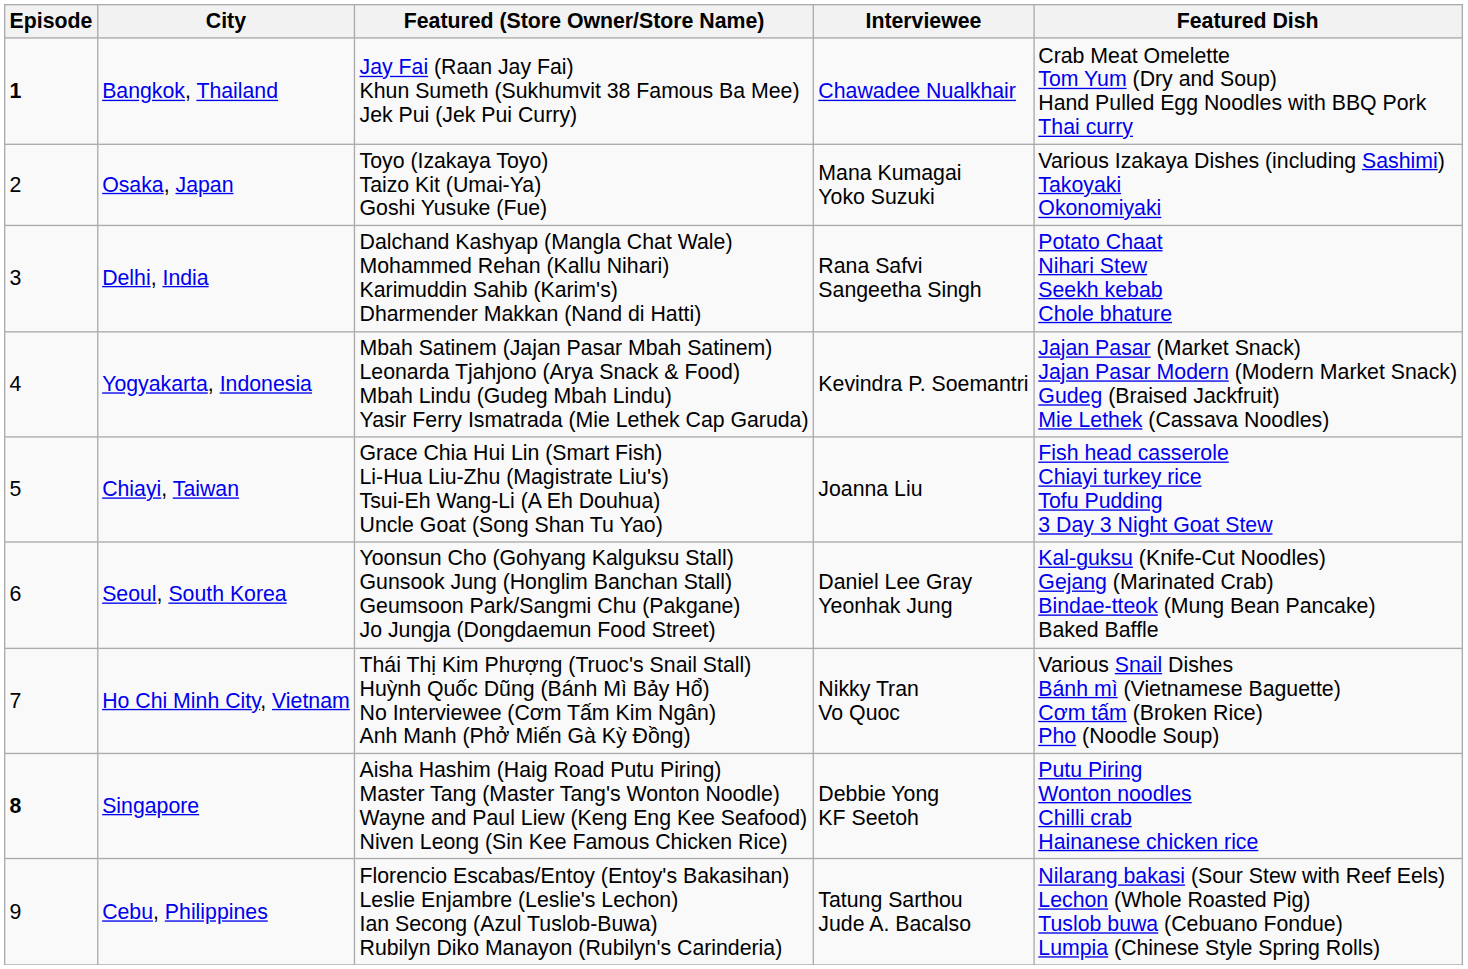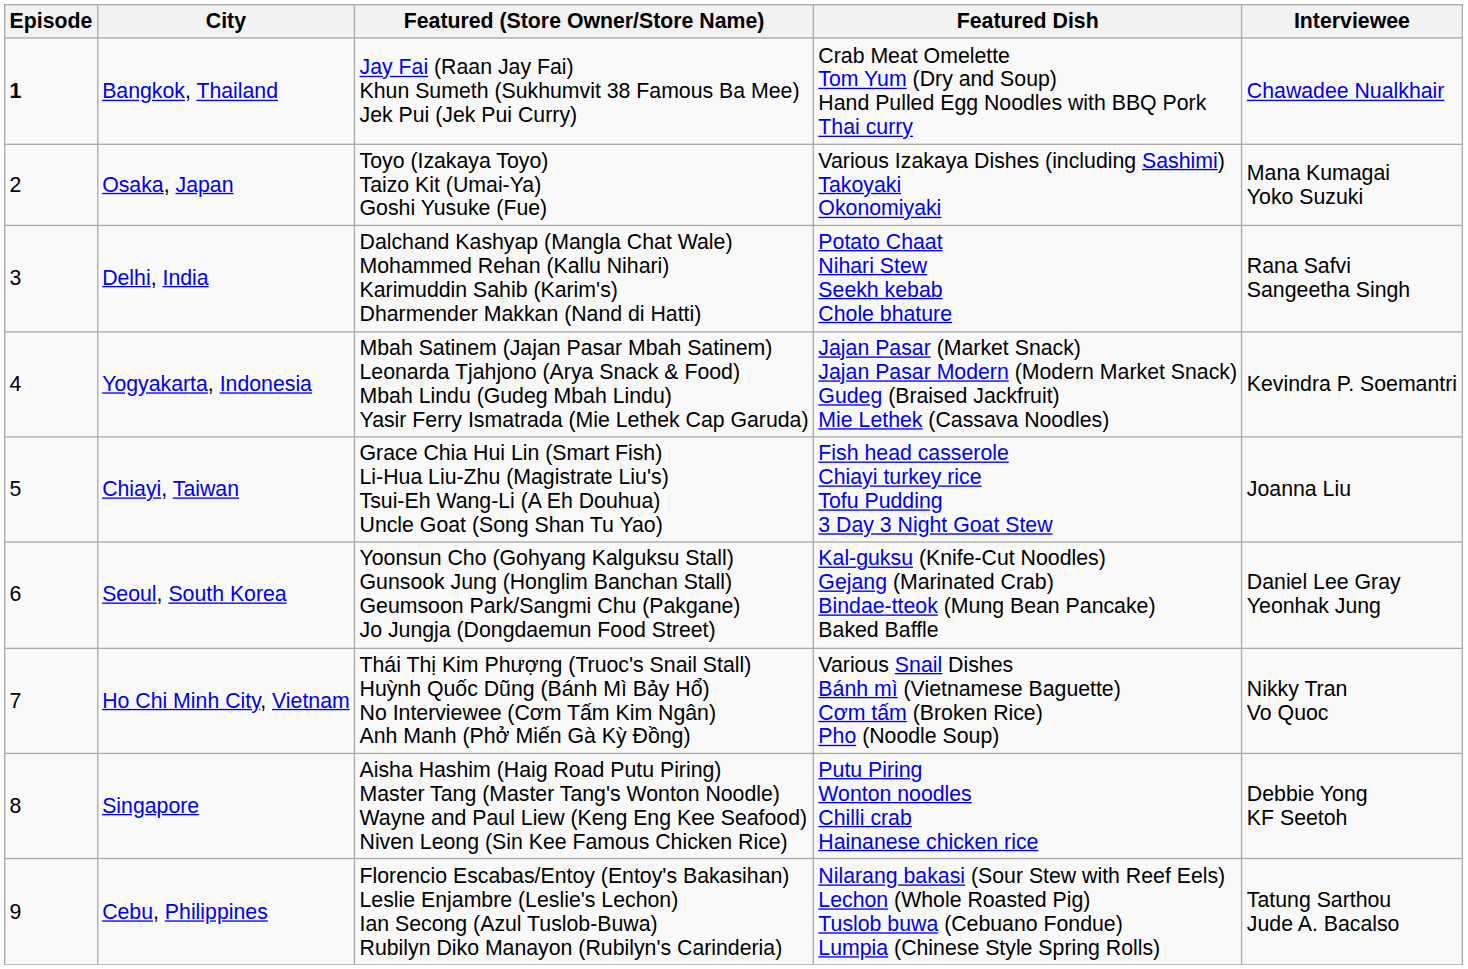columns swapped: (1248, 21) <-> (923, 21)
(15, 806) bold -> (15, 806) normal
